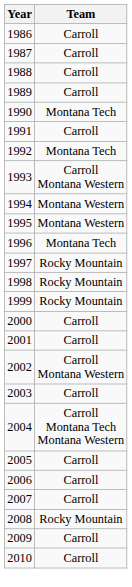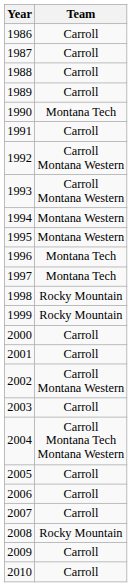(81, 151) Montana Tech -> (81, 157) Carroll Montana Western
(81, 262) Rocky Mountain -> (81, 276) Montana Tech
